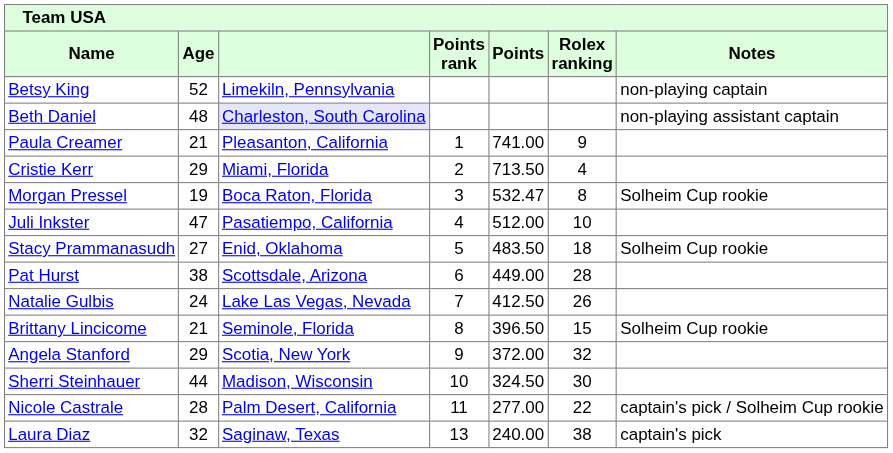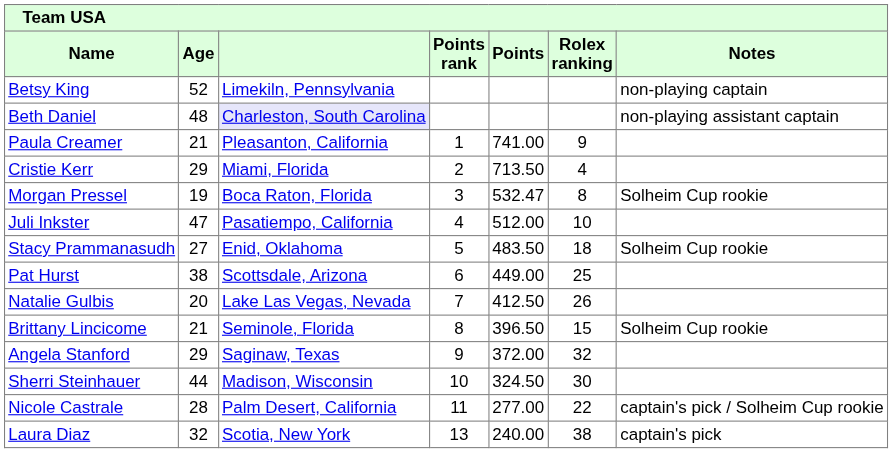(582, 275) 28 -> (582, 275) 25
(199, 301) 24 -> (199, 301) 20
(286, 354) Scotia, New York -> (281, 354) Saginaw, Texas
(281, 434) Saginaw, Texas -> (286, 434) Scotia, New York
